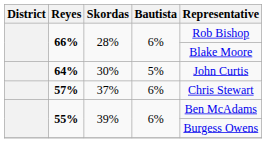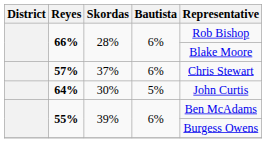rows swapped: (66, 90) <-> (66, 71)
